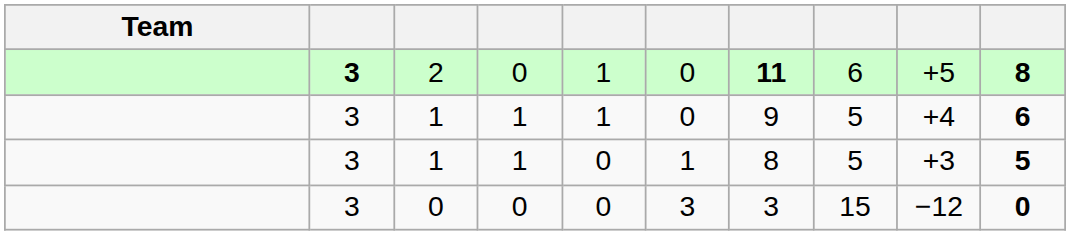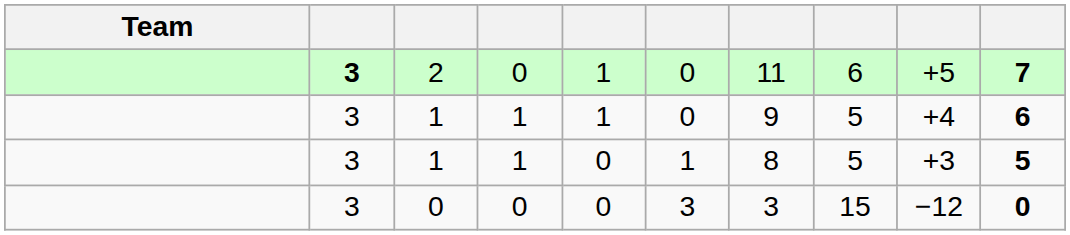(771, 71) bold -> (771, 71) normal
(1023, 71) 8 -> (1023, 71) 7
